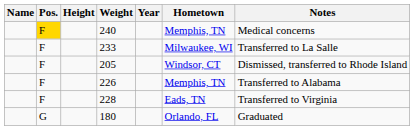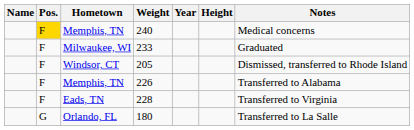columns swapped: (79, 13) <-> (199, 13)
(288, 47) Transferred to La Salle -> (260, 47) Graduated
(260, 116) Graduated -> (288, 116) Transferred to La Salle
